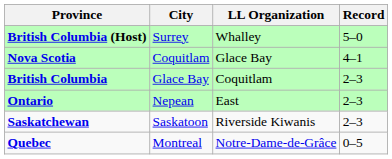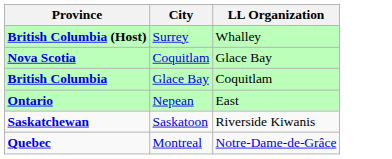- column: (364, 15)
